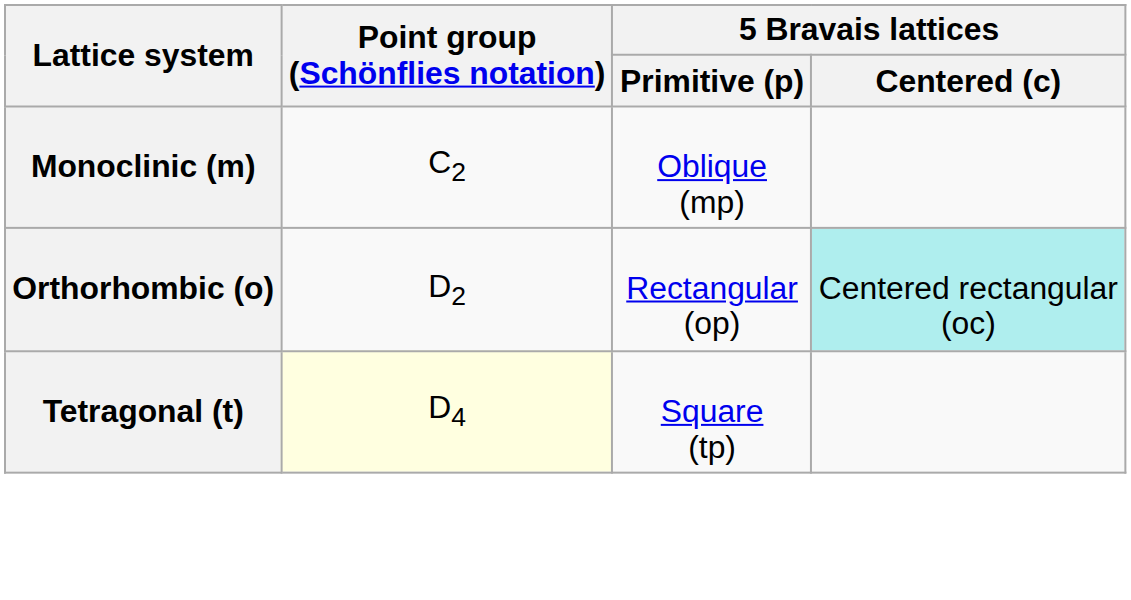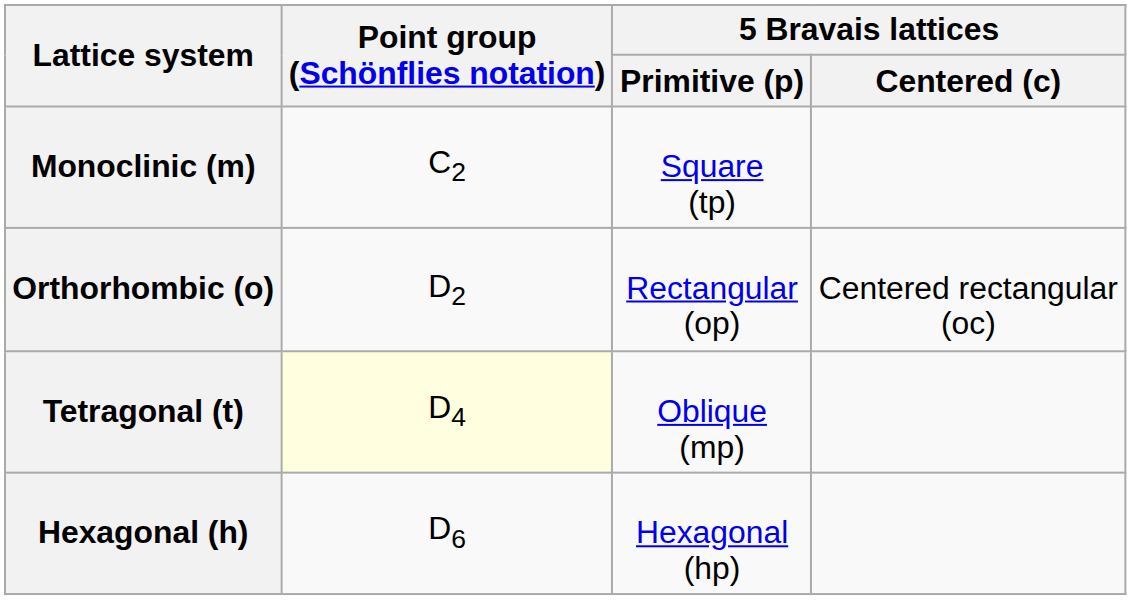(712, 184) Oblique (mp) -> (712, 184) Square (tp)
(968, 306) paleturquoise background -> (968, 306) no background
(712, 428) Square (tp) -> (712, 428) Oblique (mp)
+ row: (143, 532)
